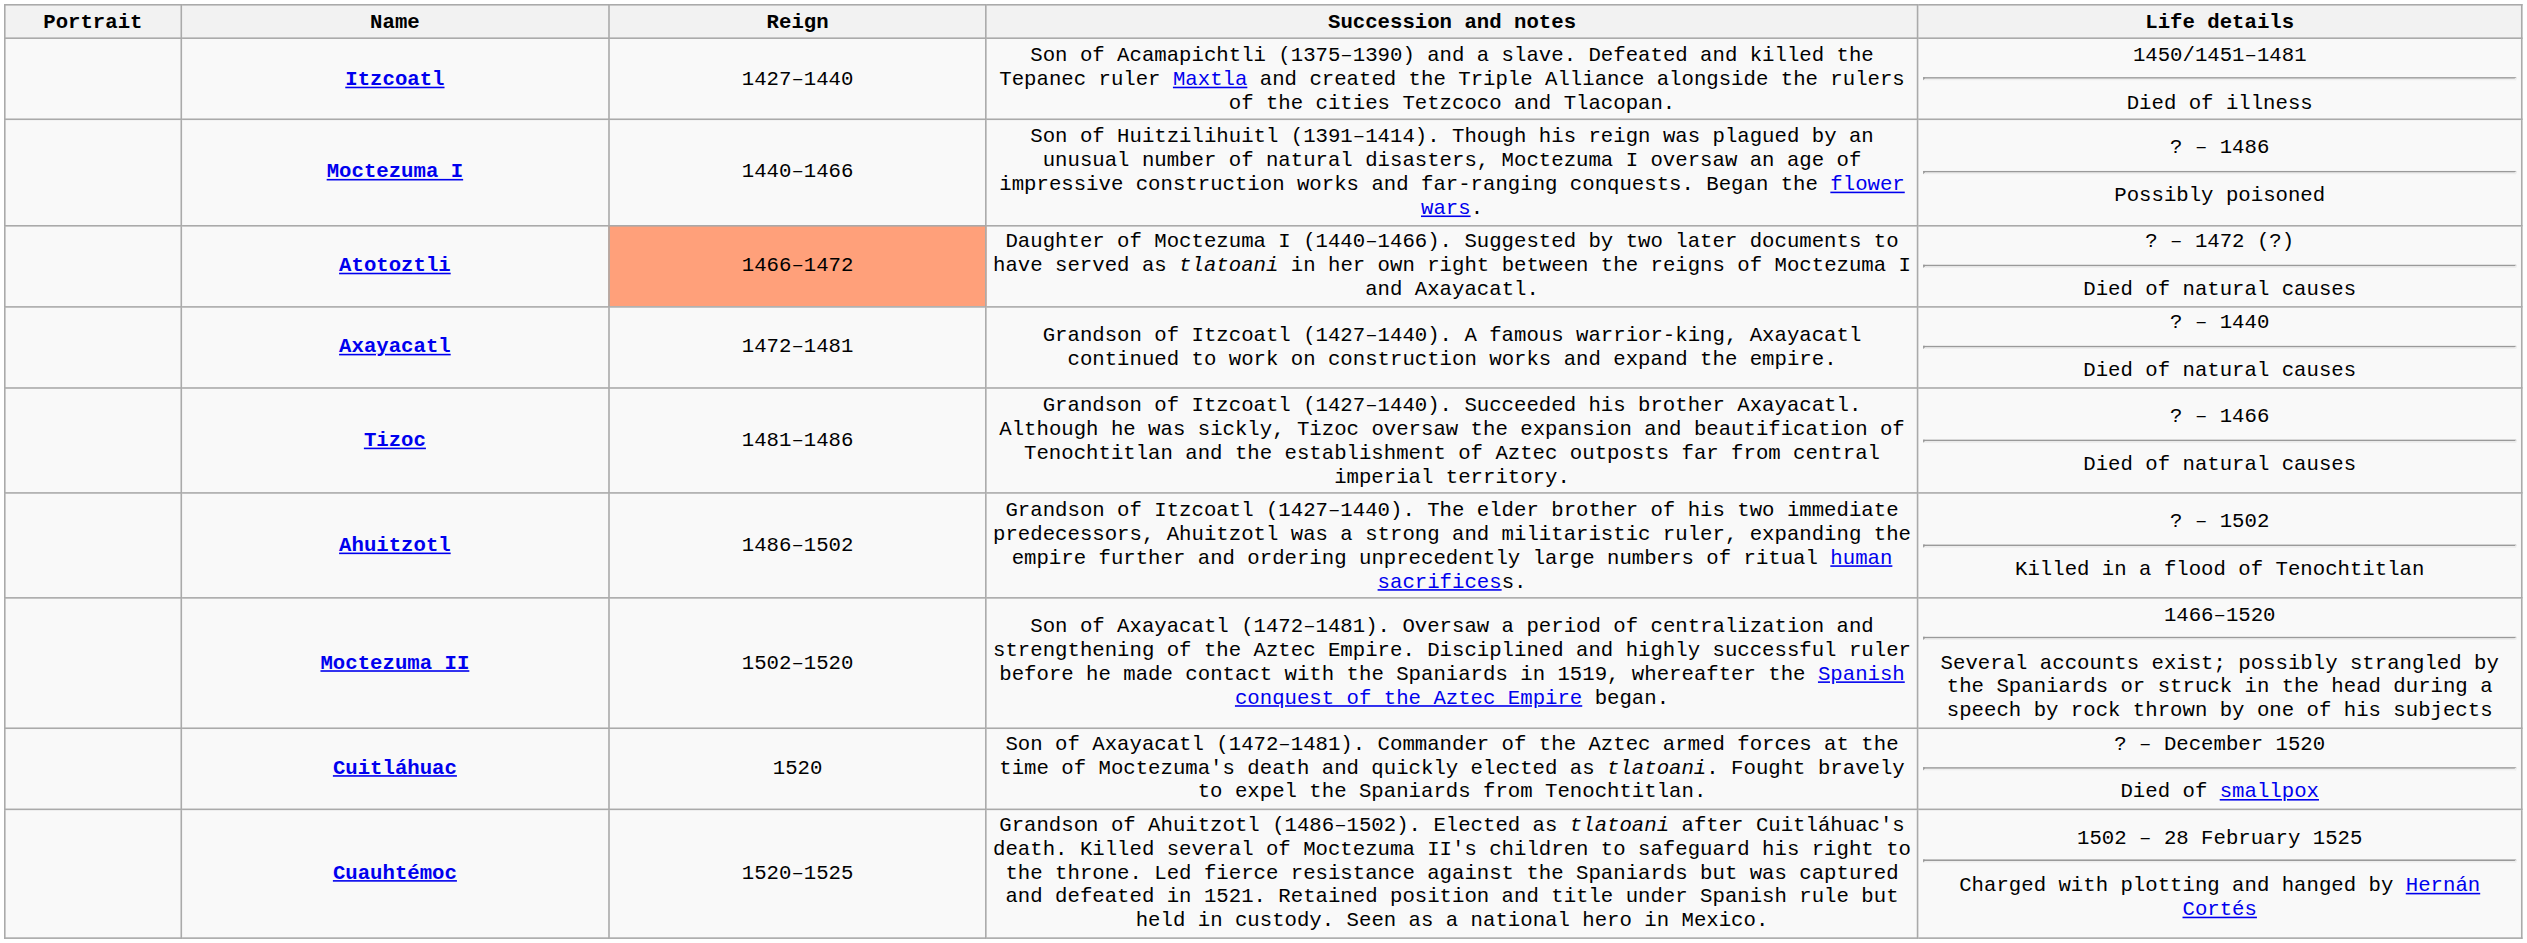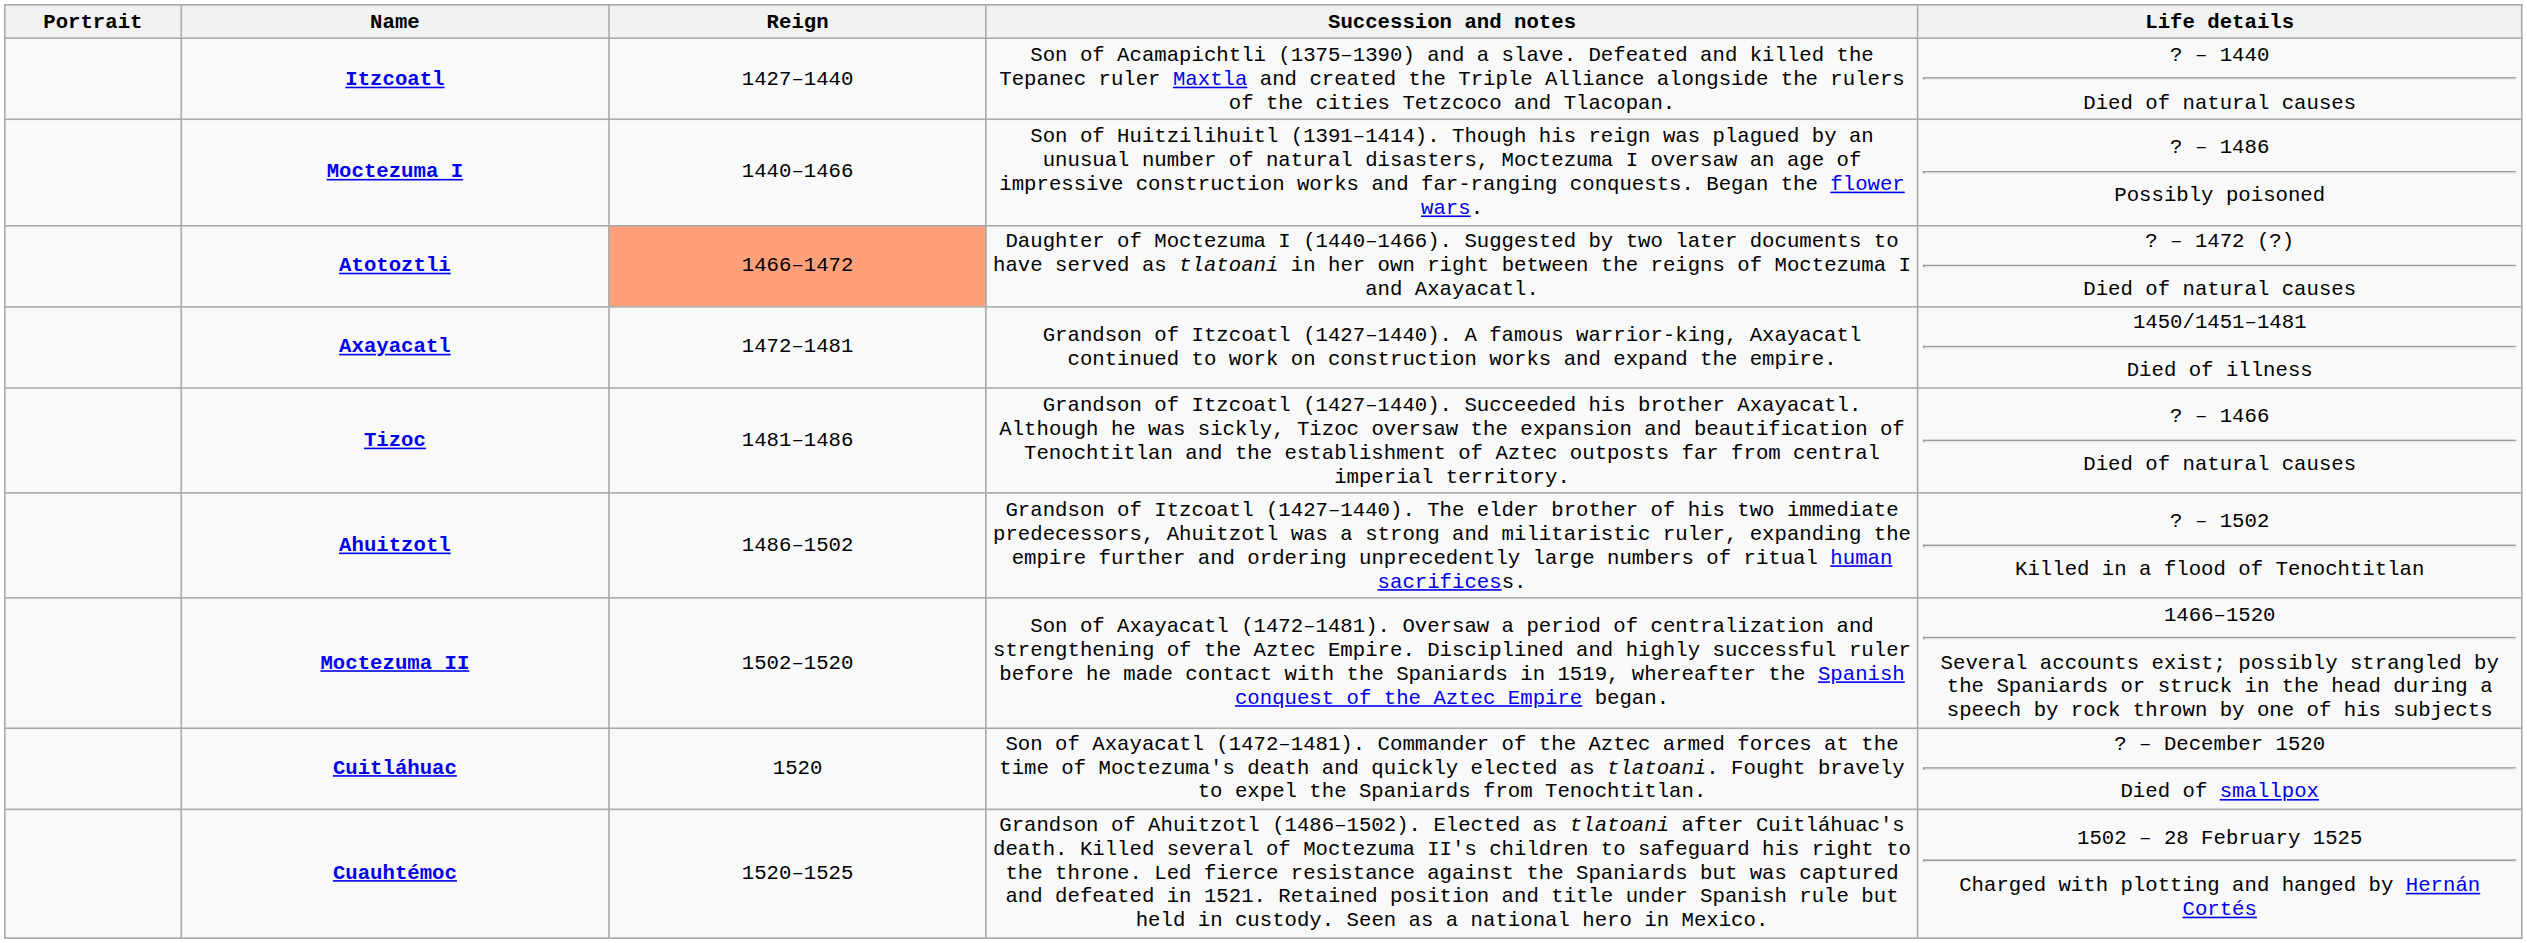(2220, 79) 1450/1451–1481 Died of illness -> (2220, 79) ? – 1440 Died of natural causes
(2220, 347) ? – 1440 Died of natural causes -> (2220, 347) 1450/1451–1481 Died of illness
